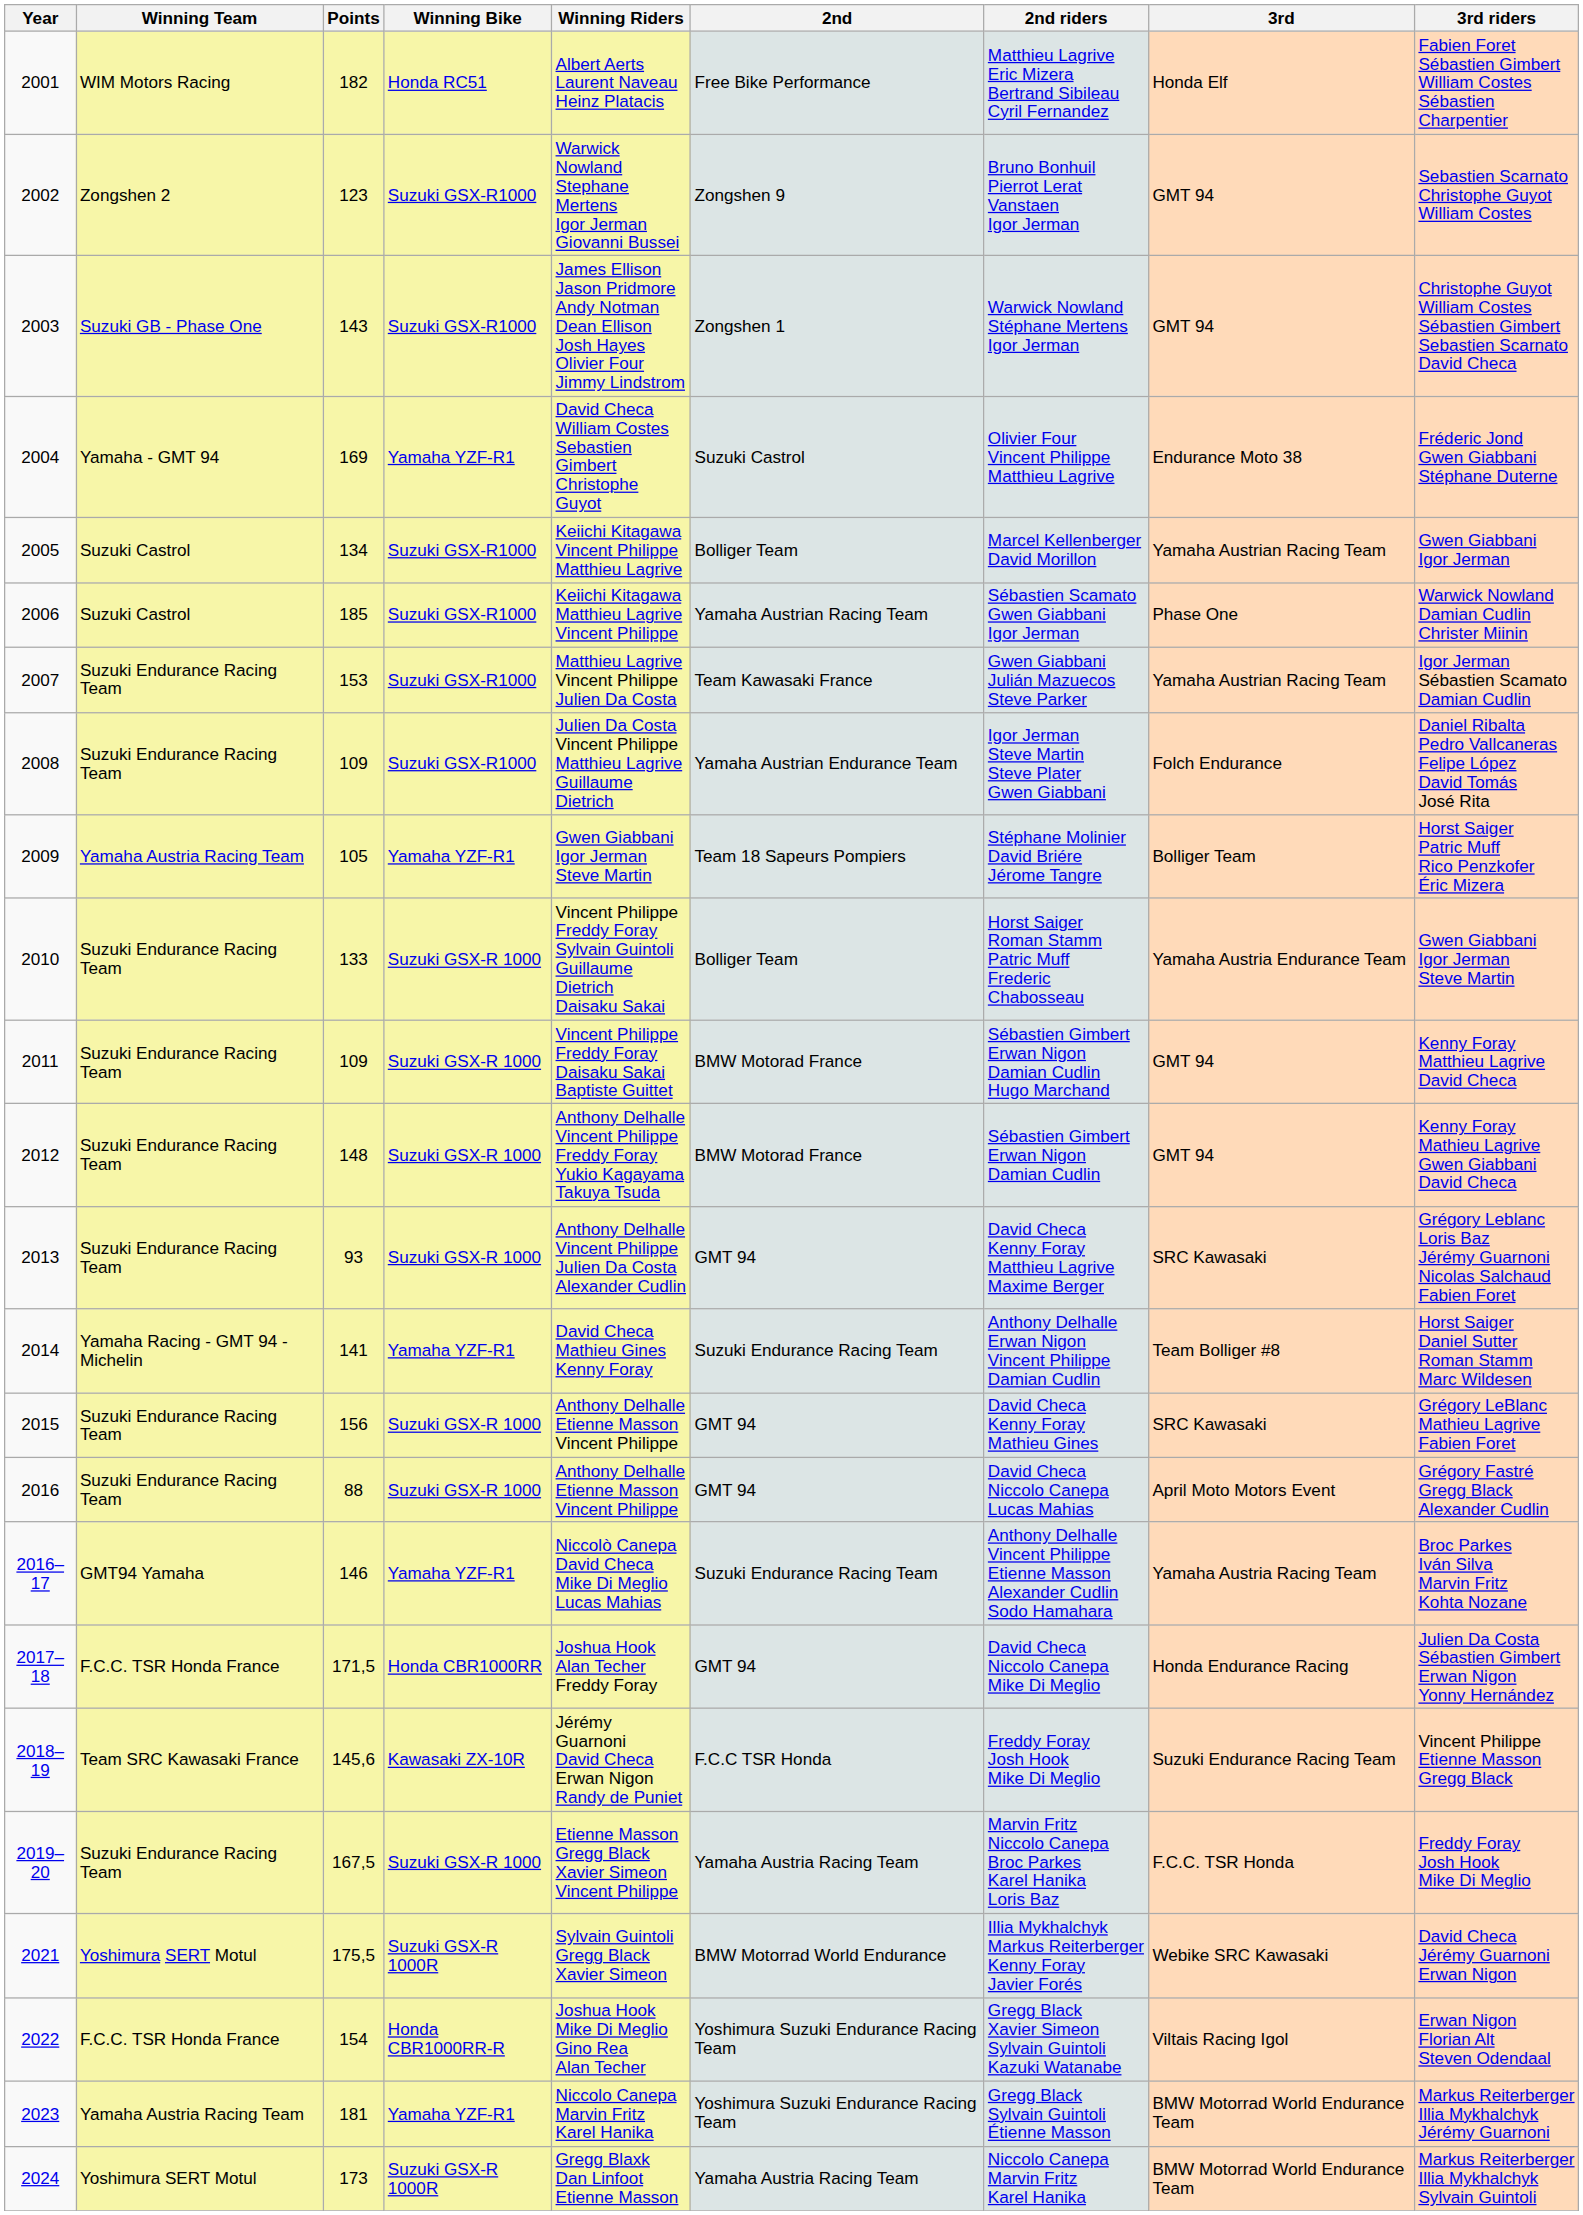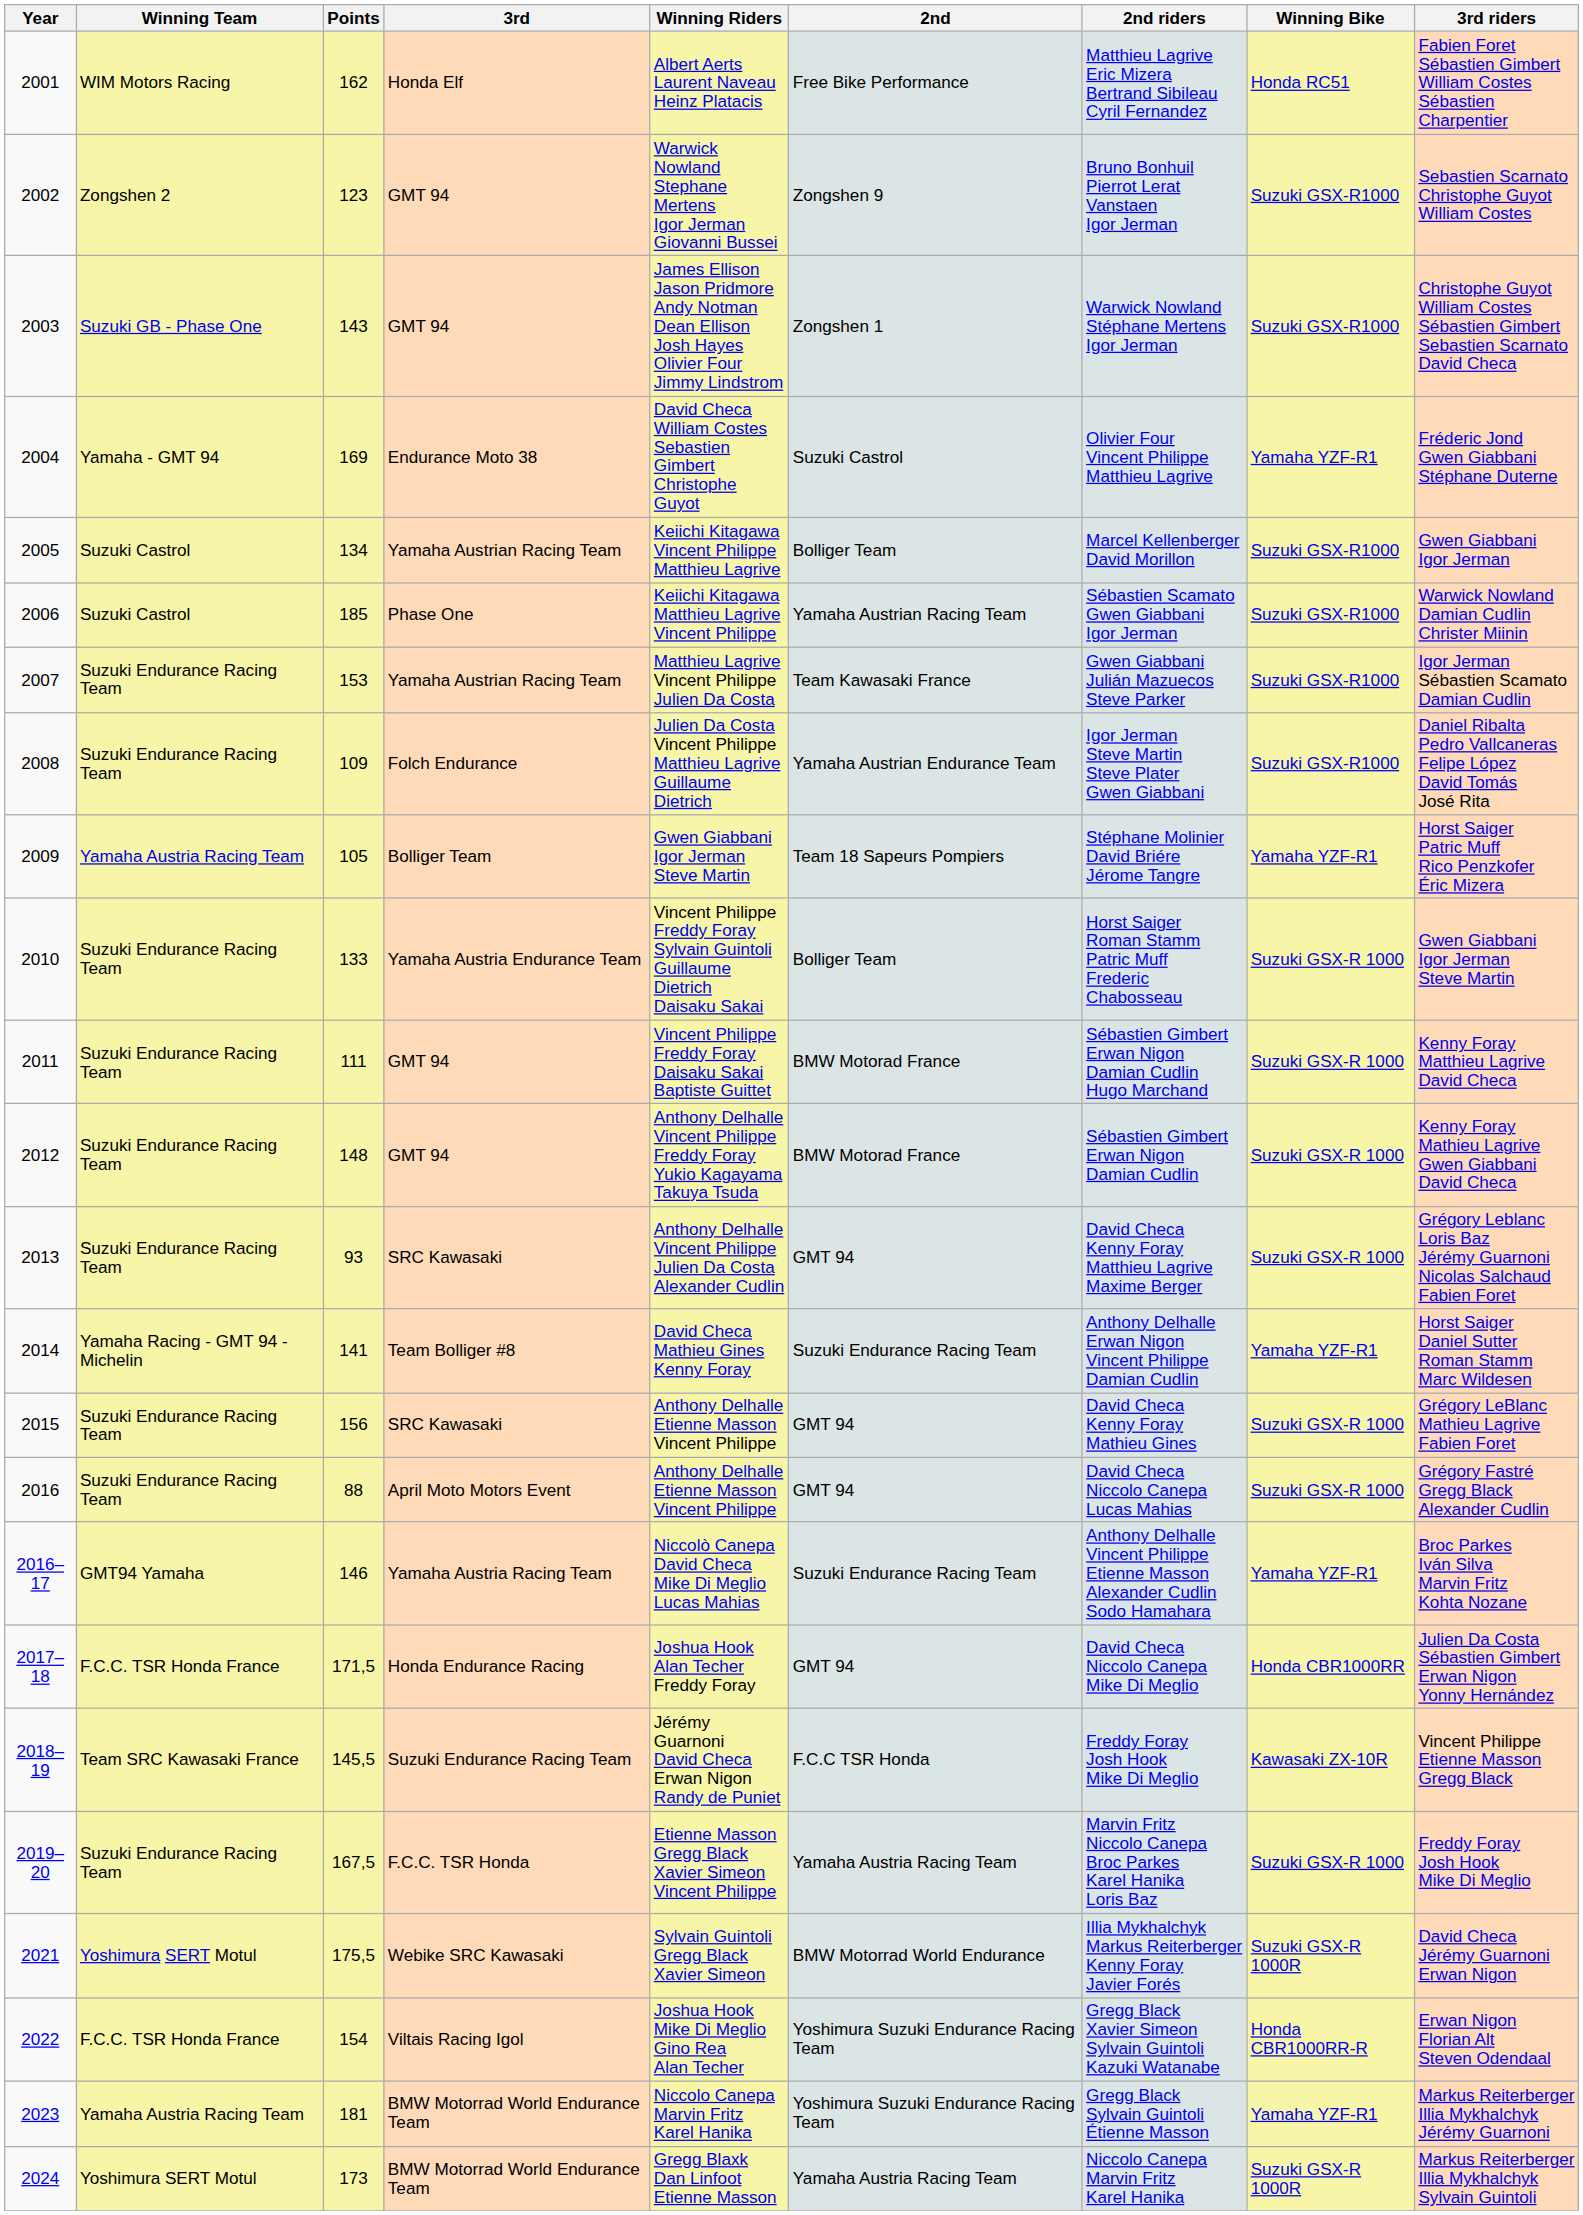columns swapped: (468, 18) <-> (1281, 18)
(353, 83) 182 -> (353, 83) 162
(353, 1061) 109 -> (354, 1061) 111
(353, 1759) 145,6 -> (353, 1759) 145,5
